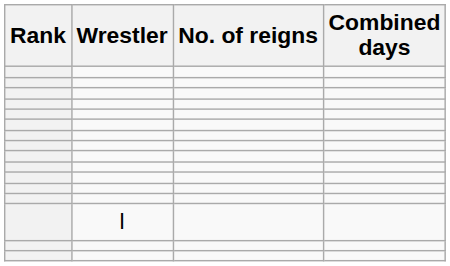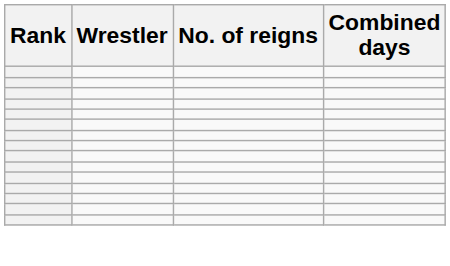- row: (38, 222)
